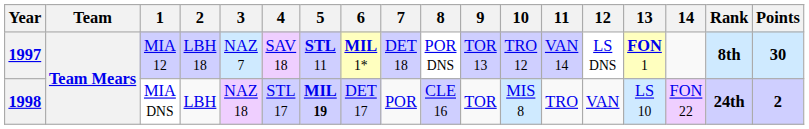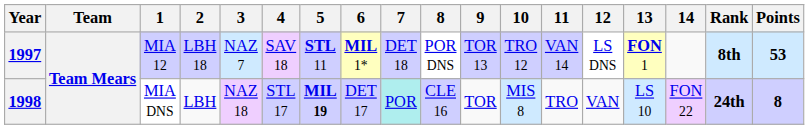(778, 55) 30 -> (778, 55) 53
(401, 101) no background -> (401, 101) paleturquoise background
(778, 101) 2 -> (778, 101) 8
